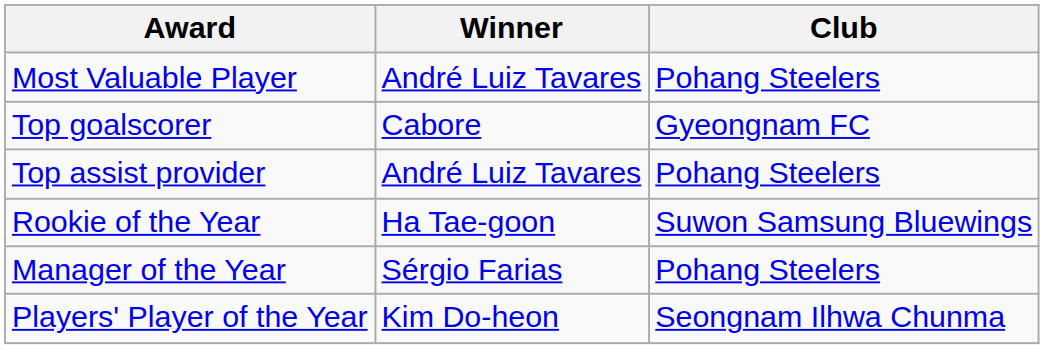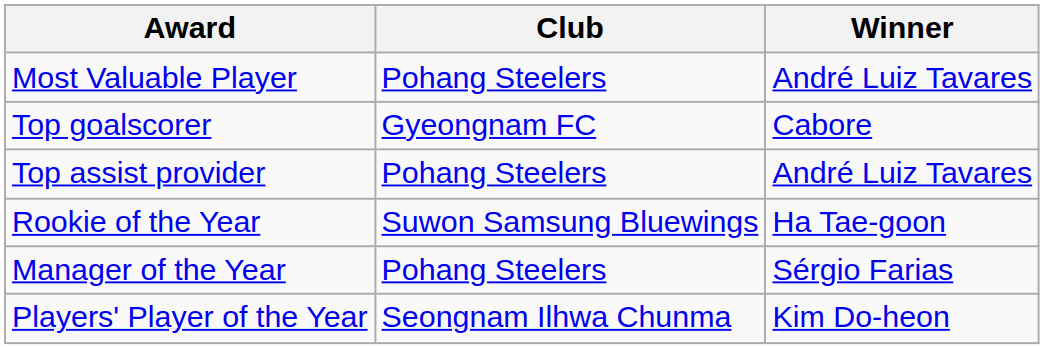columns swapped: (511, 28) <-> (844, 28)
